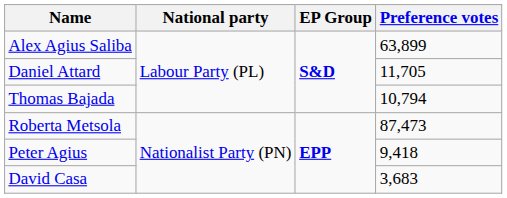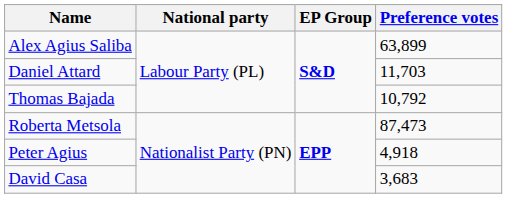(403, 71) 11,705 -> (403, 71) 11,703
(403, 98) 10,794 -> (403, 98) 10,792
(399, 152) 9,418 -> (399, 152) 4,918
